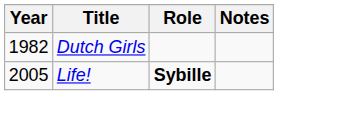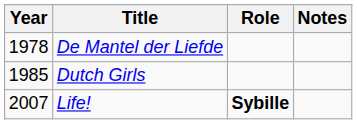+ row: (140, 47)
(29, 47) 1982 -> (29, 75) 1985
(29, 75) 2005 -> (29, 103) 2007
